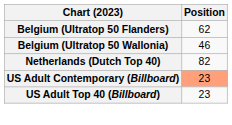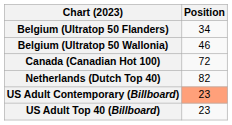(204, 29) 62 -> (204, 29) 34
+ row: (93, 62)
